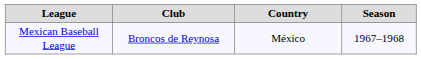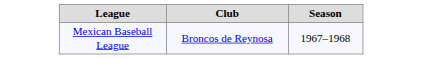- column: (288, 13)
